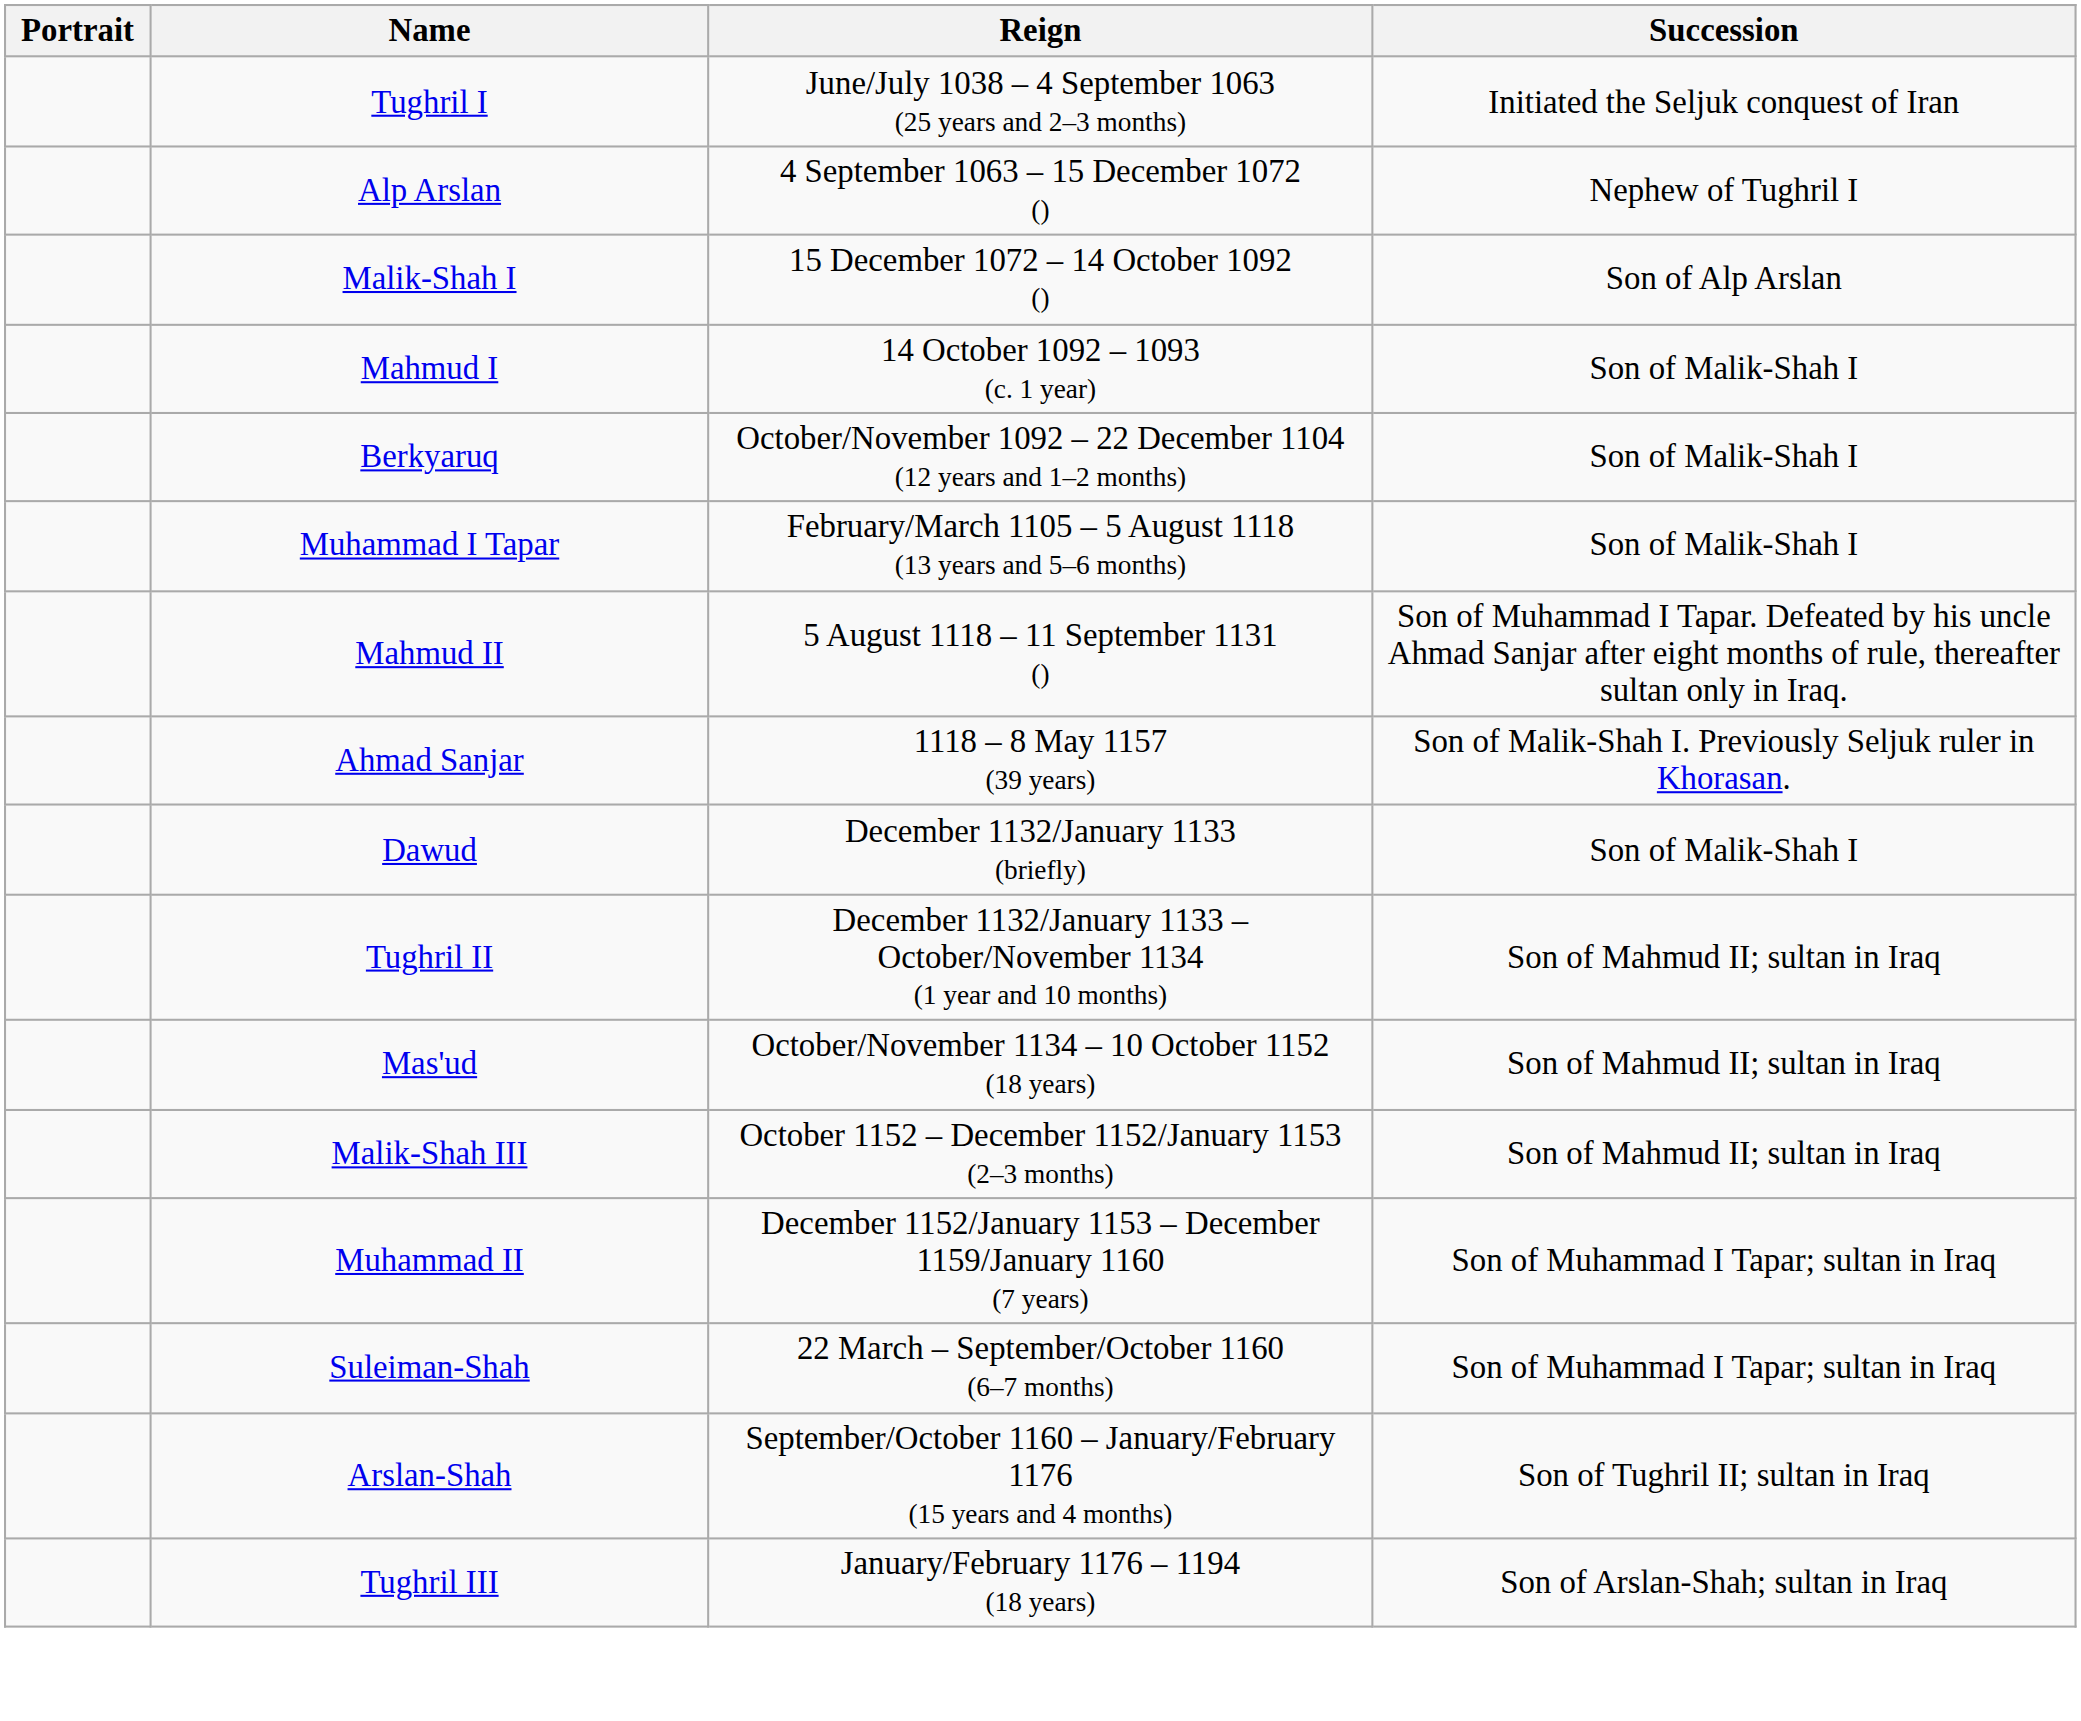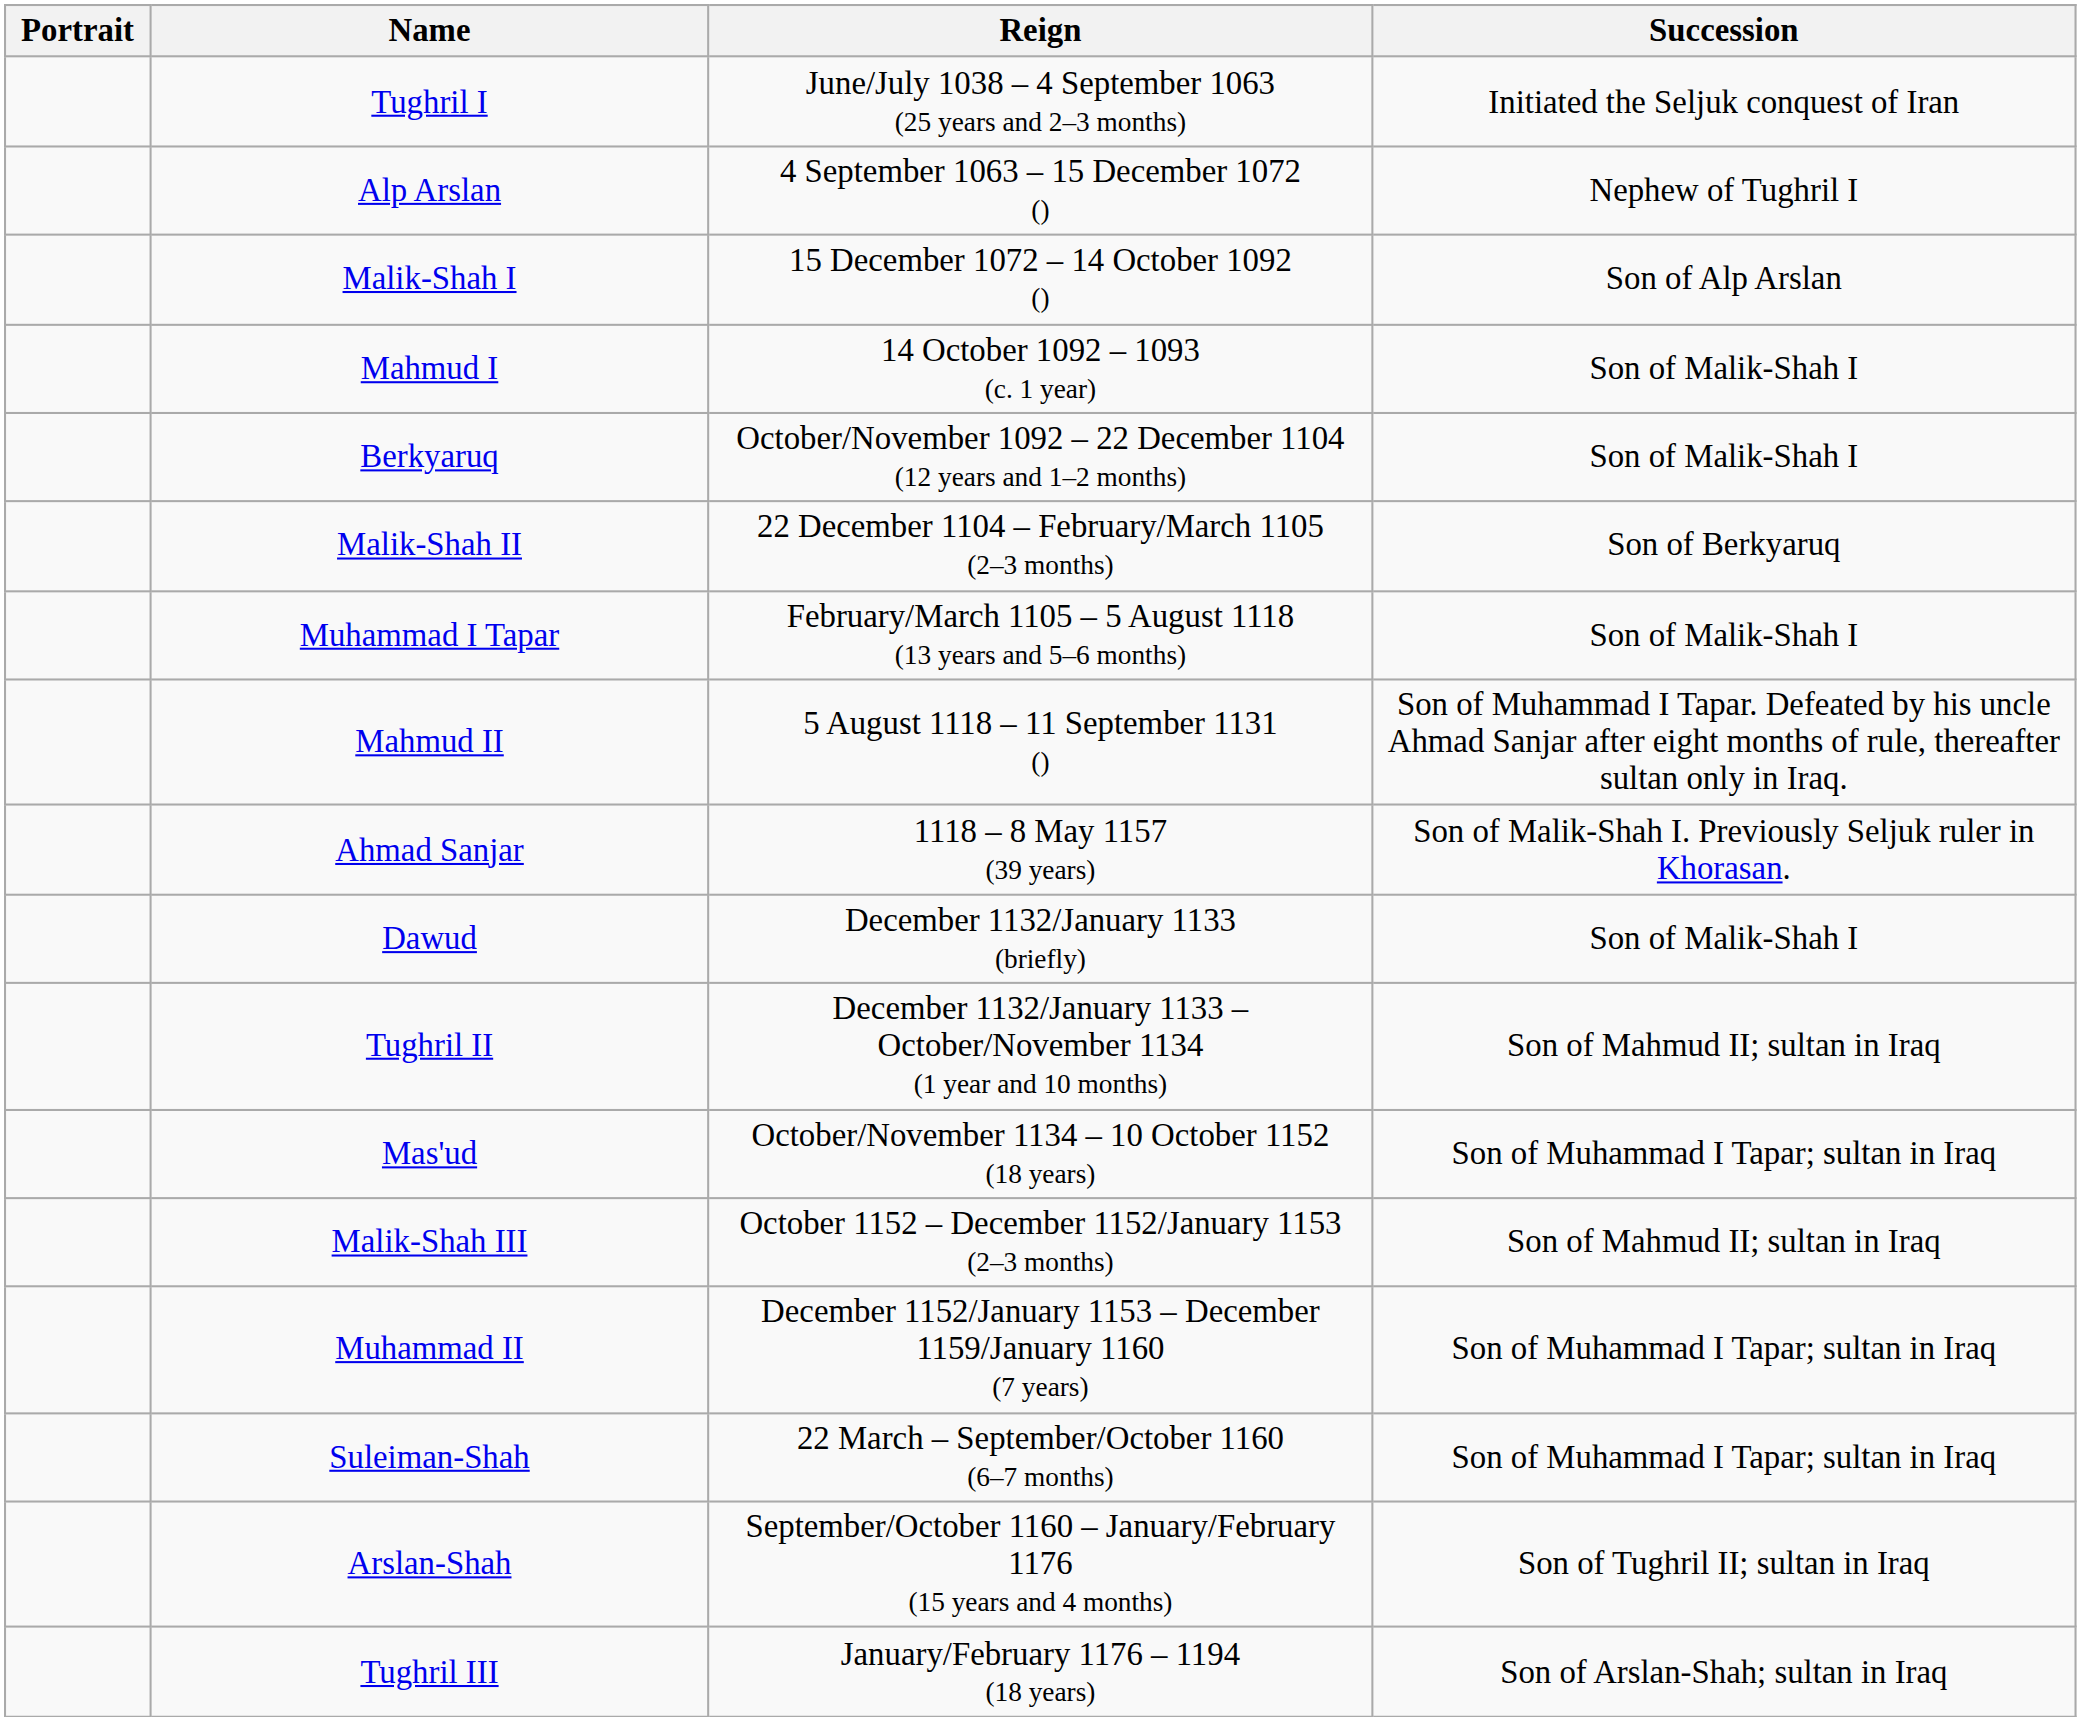+ row: (430, 545)
(1724, 1063) Son of Mahmud II; sultan in Iraq -> (1724, 1152) Son of Muhammad I Tapar; sultan in Iraq
